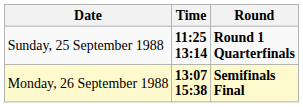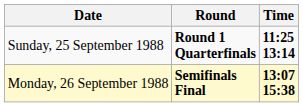columns swapped: (191, 15) <-> (254, 15)
